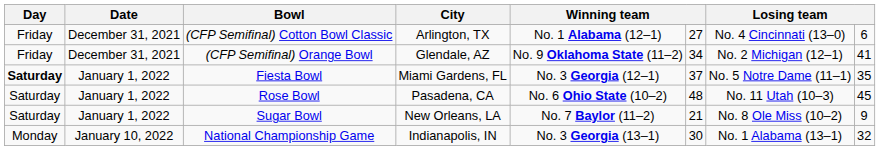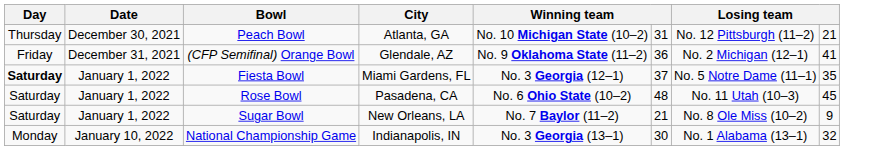+ row: (271, 35)
- row: (289, 35)
(696, 55) 34 -> (661, 55) 36
